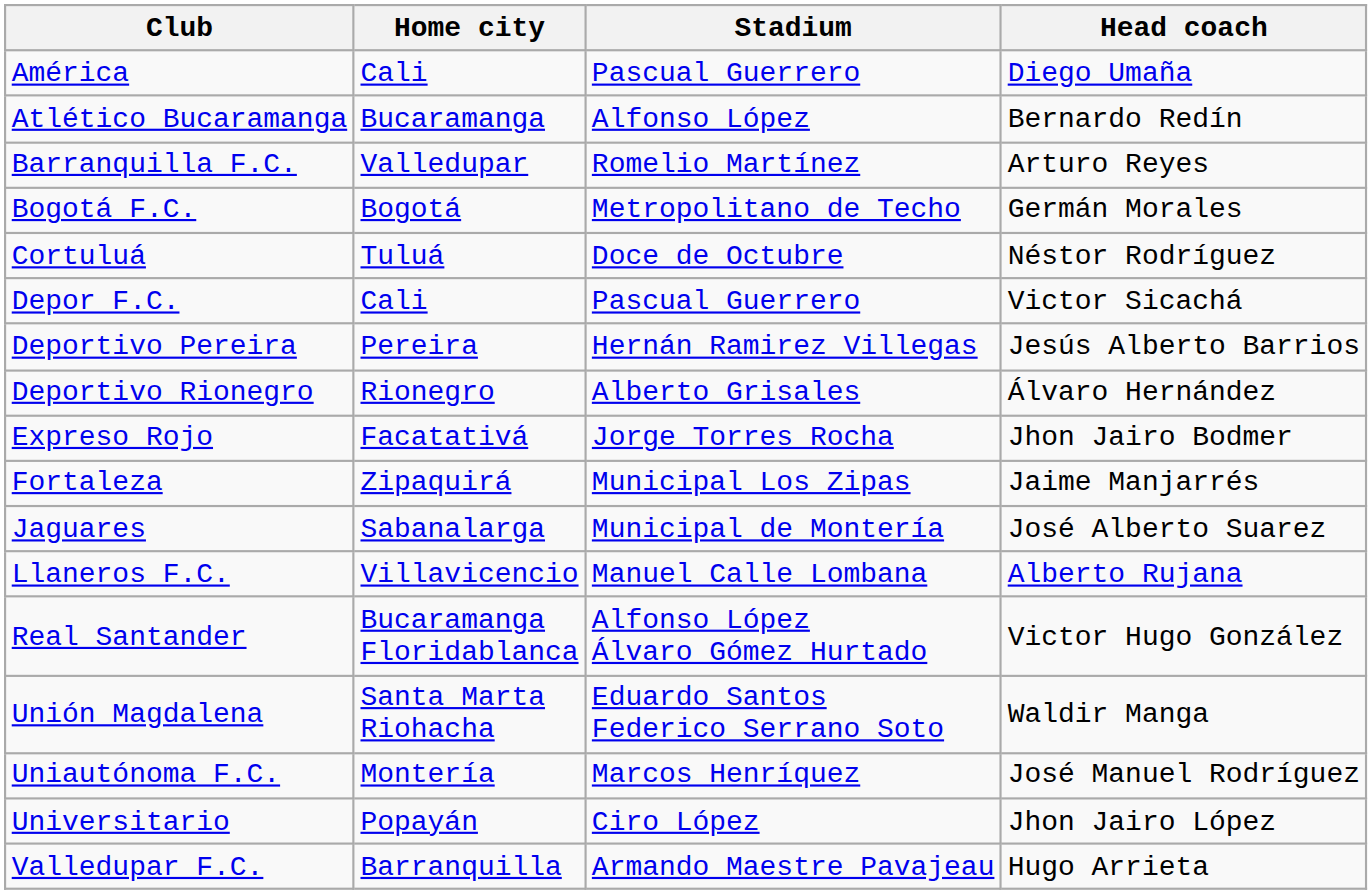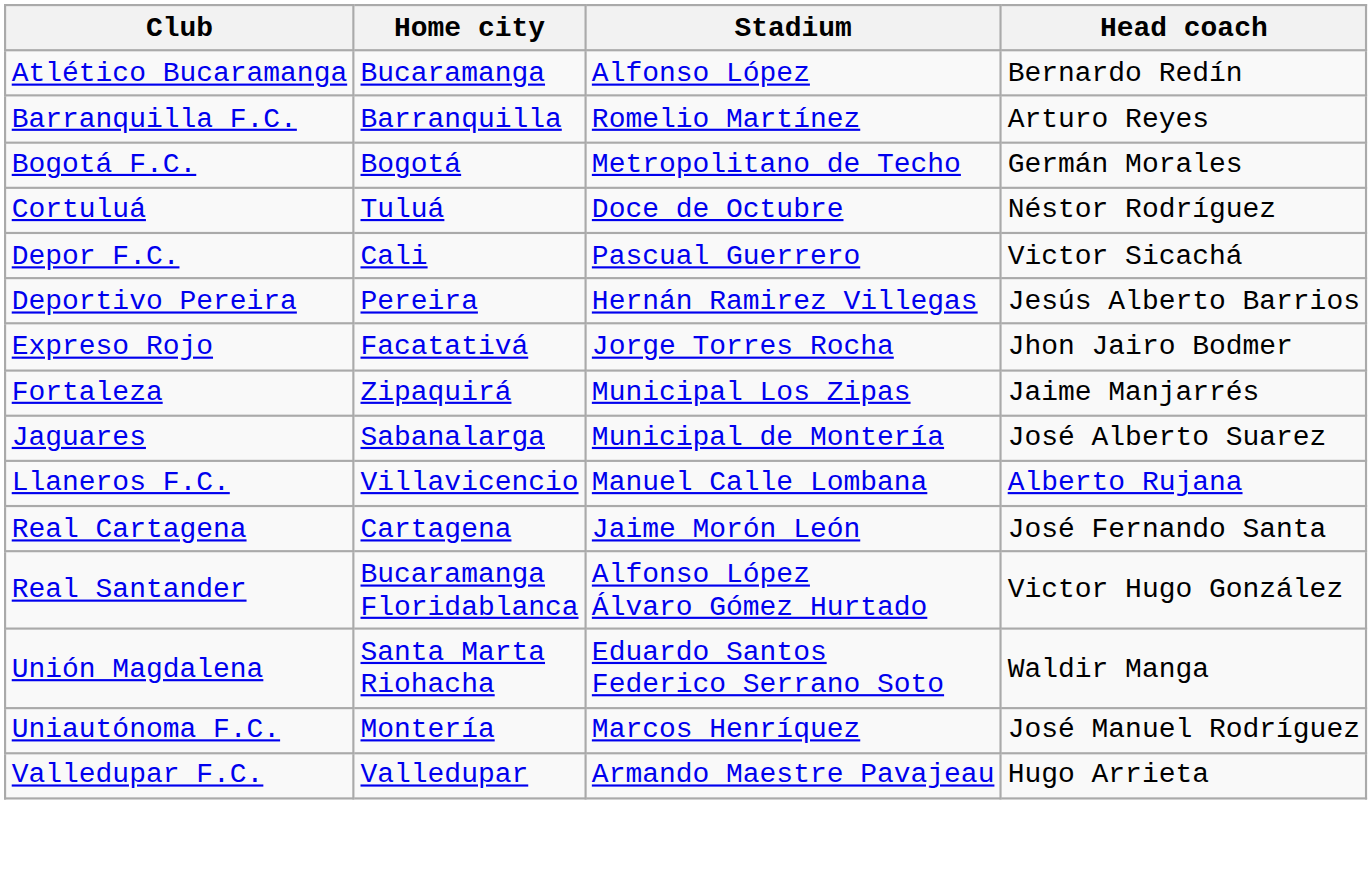- row: (70, 73)
(444, 165) Valledupar -> (461, 119) Barranquilla
- row: (163, 392)
+ row: (129, 529)
- row: (121, 821)
(461, 867) Barranquilla -> (444, 776) Valledupar
